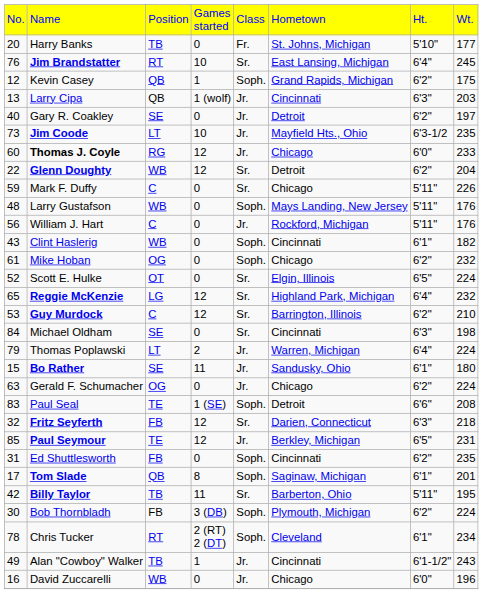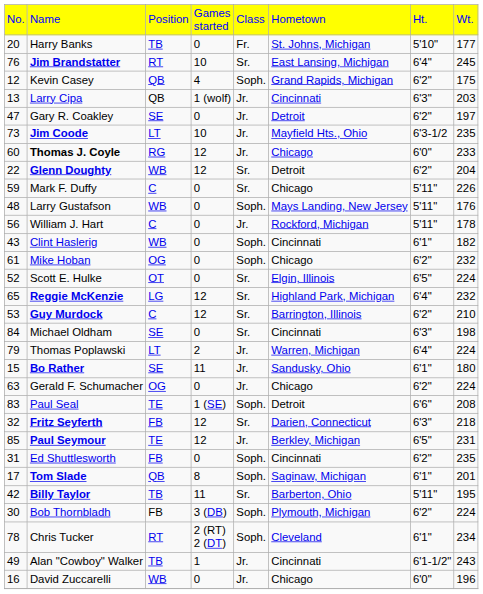(197, 80) 1 -> (197, 80) 4
(13, 116) 40 -> (13, 116) 47
(466, 224) 176 -> (466, 224) 178
